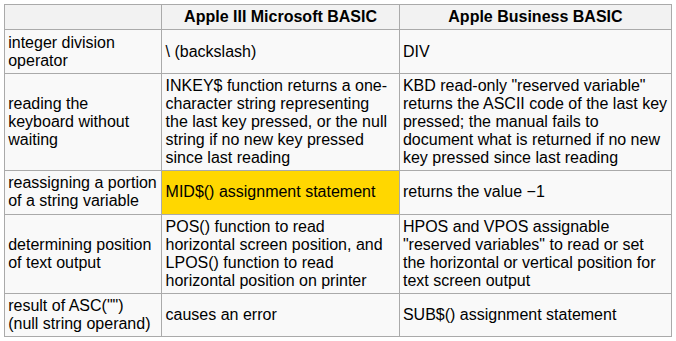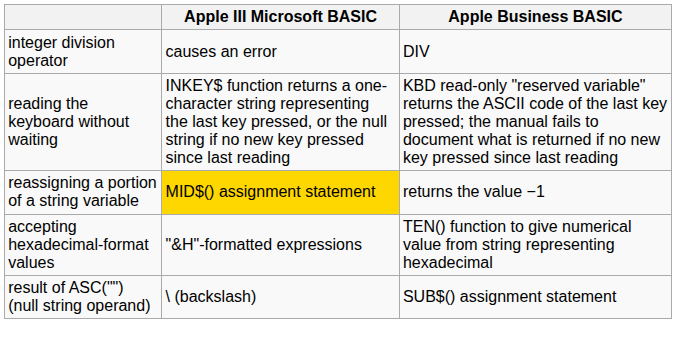(211, 51) \ (backslash) -> (221, 51) causes an error
- row: (80, 253)
+ row: (78, 244)
(221, 315) causes an error -> (211, 297) \ (backslash)
